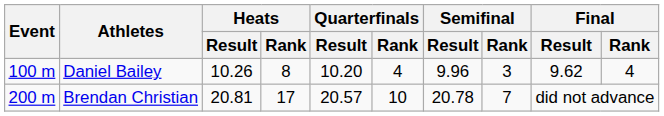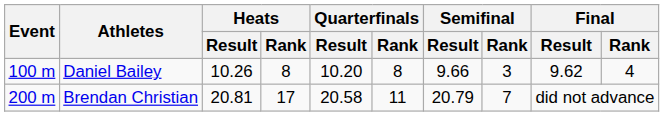(398, 72) 4 -> (398, 72) 8
(453, 72) 9.96 -> (453, 72) 9.66
(341, 98) 20.57 -> (341, 98) 20.58
(398, 98) 10 -> (398, 98) 11
(453, 98) 20.78 -> (453, 98) 20.79
